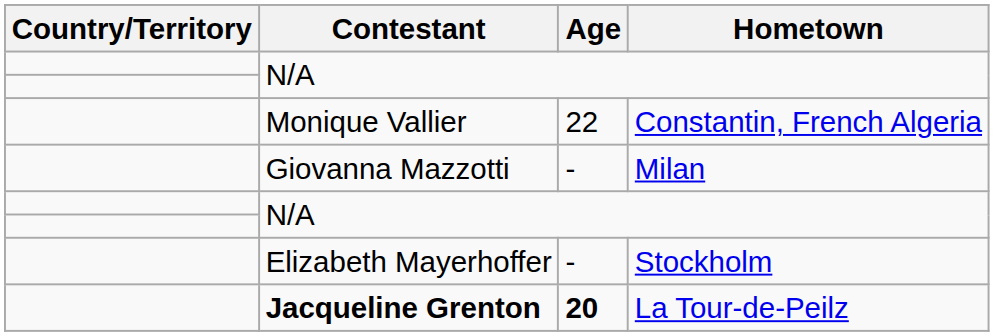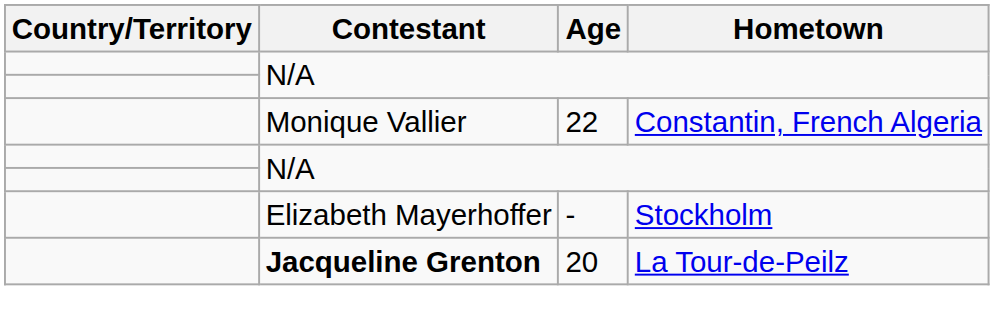- row: (388, 169)
(582, 309) bold -> (582, 262) normal
